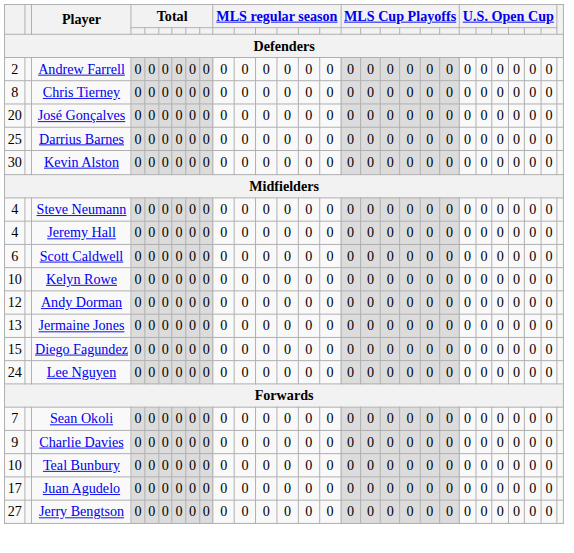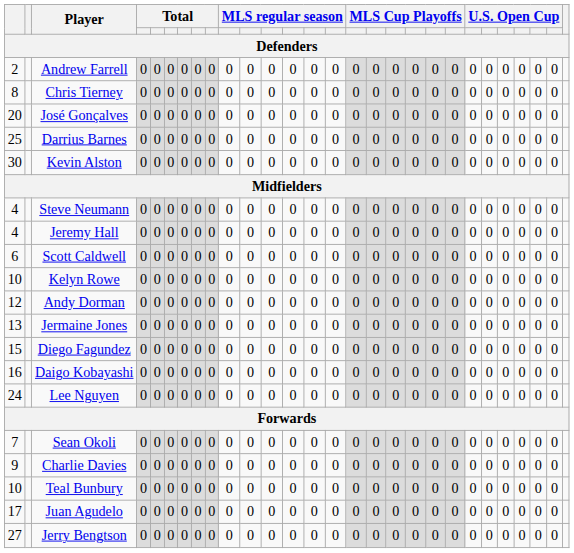+ row: (84, 372)
